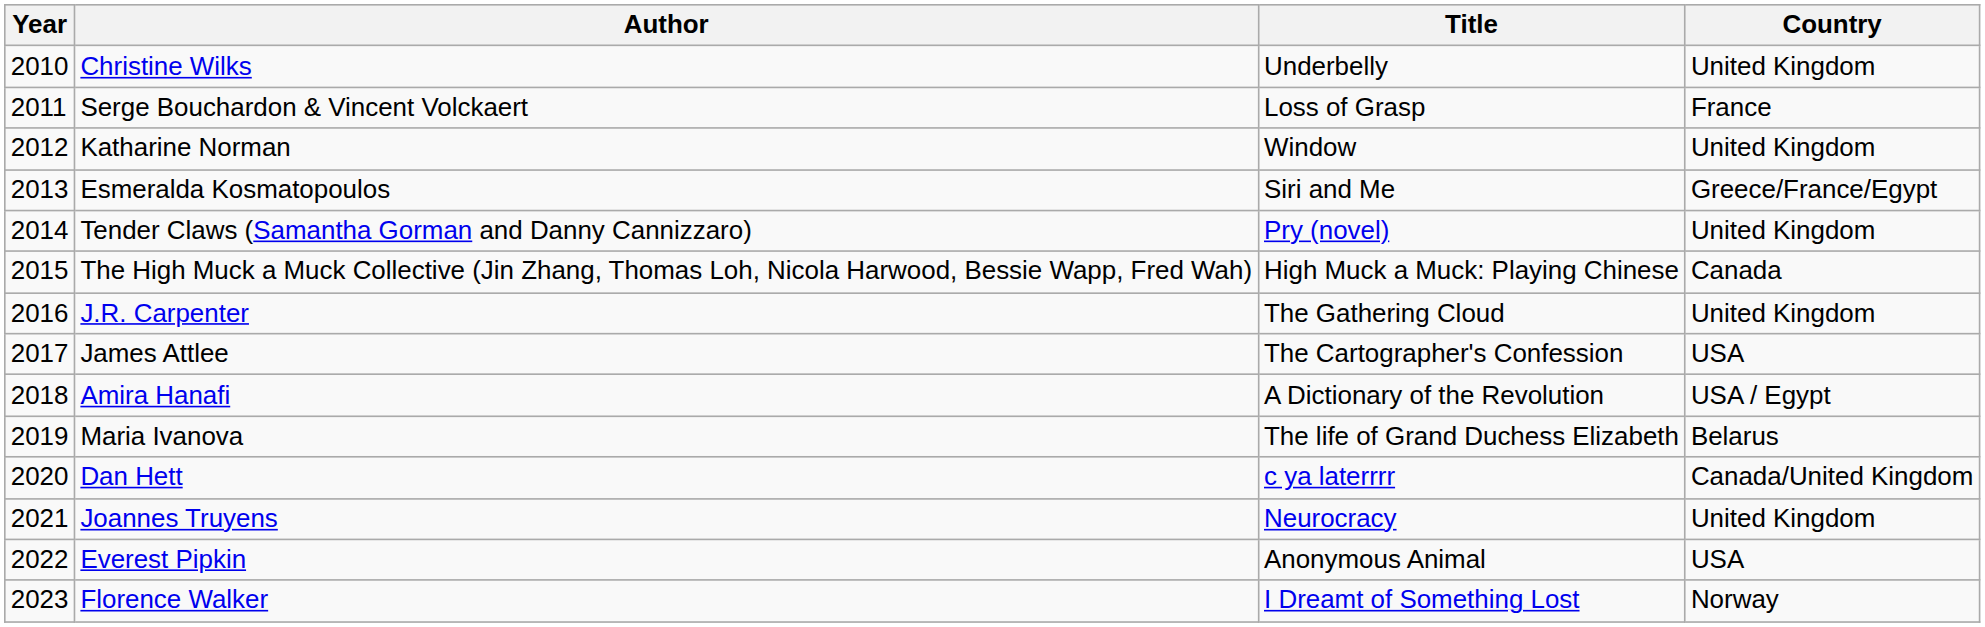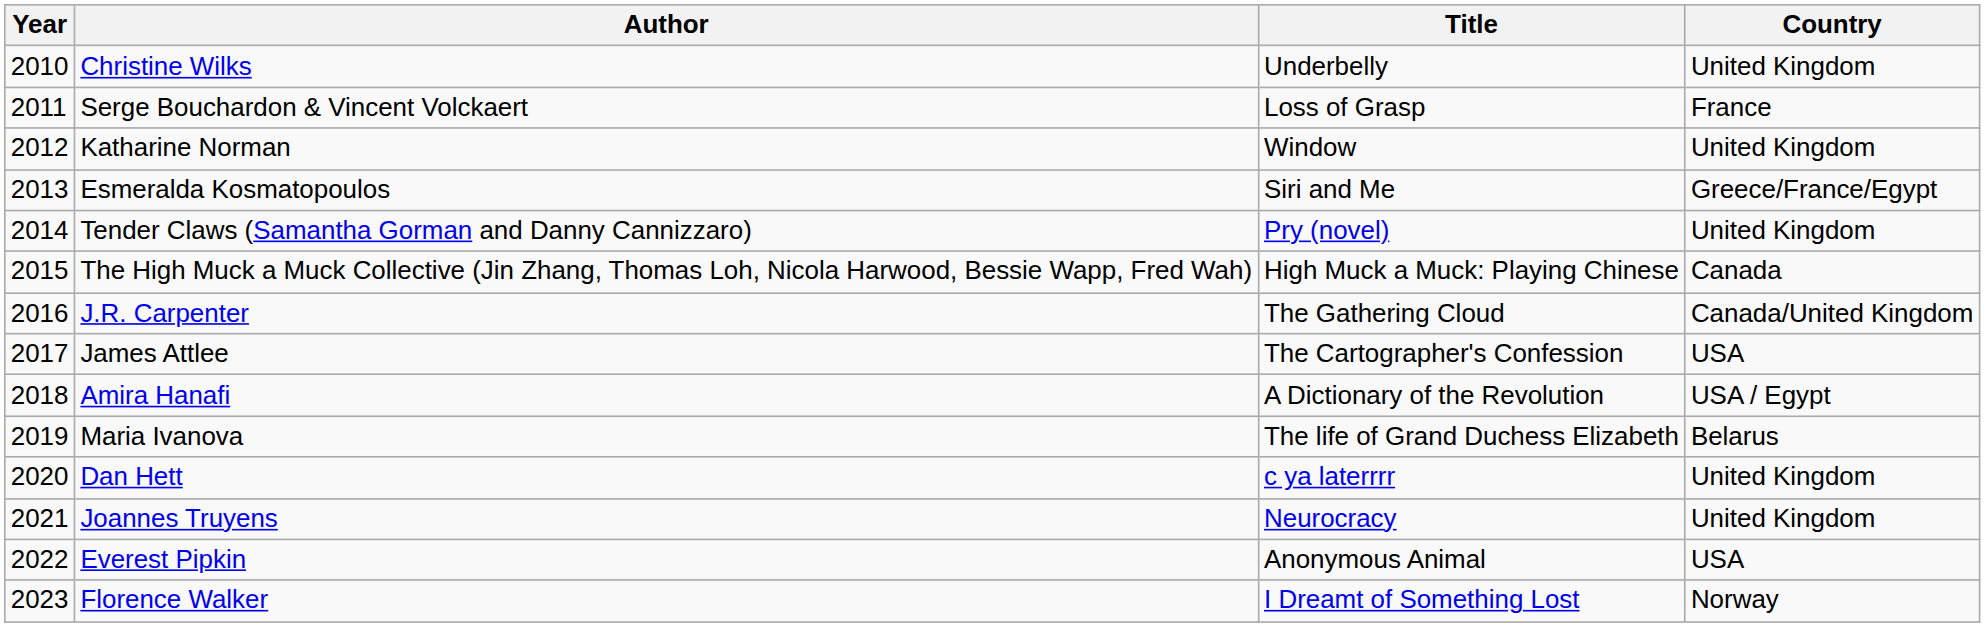(1783, 312) United Kingdom -> (1832, 312) Canada/United Kingdom
(1832, 477) Canada/United Kingdom -> (1783, 477) United Kingdom
